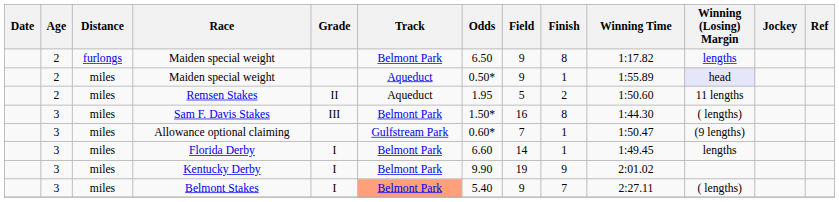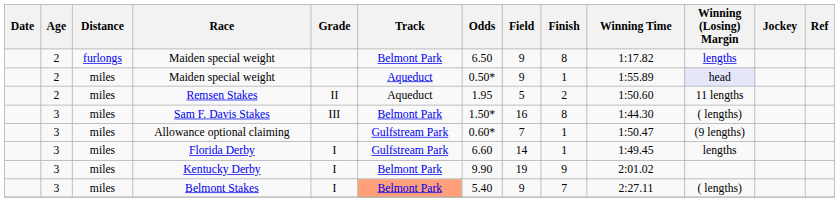(410, 151) Belmont Park -> (410, 151) Gulfstream Park
